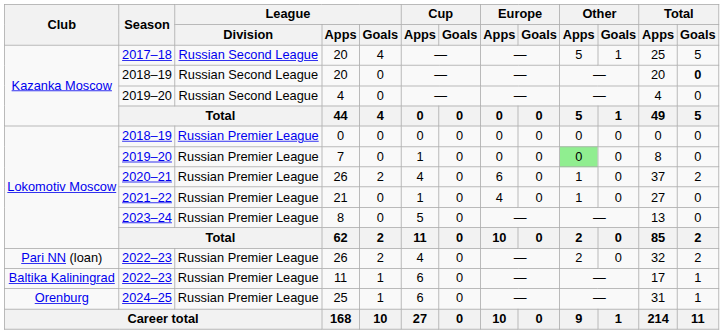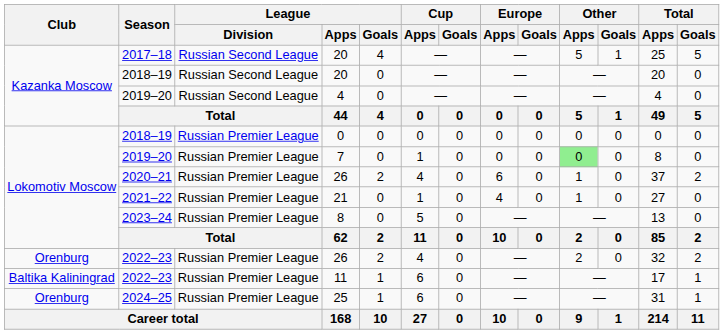(698, 75) bold -> (698, 75) normal
(62, 258) Pari NN (loan) -> (62, 258) Orenburg
